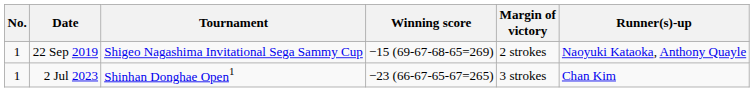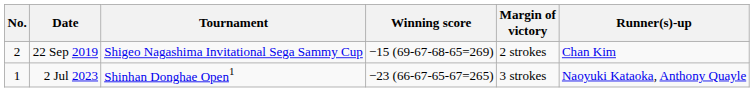(17, 52) 1 -> (17, 52) 2
(654, 52) Naoyuki Kataoka, Anthony Quayle -> (589, 52) Chan Kim
(589, 75) Chan Kim -> (654, 75) Naoyuki Kataoka, Anthony Quayle
